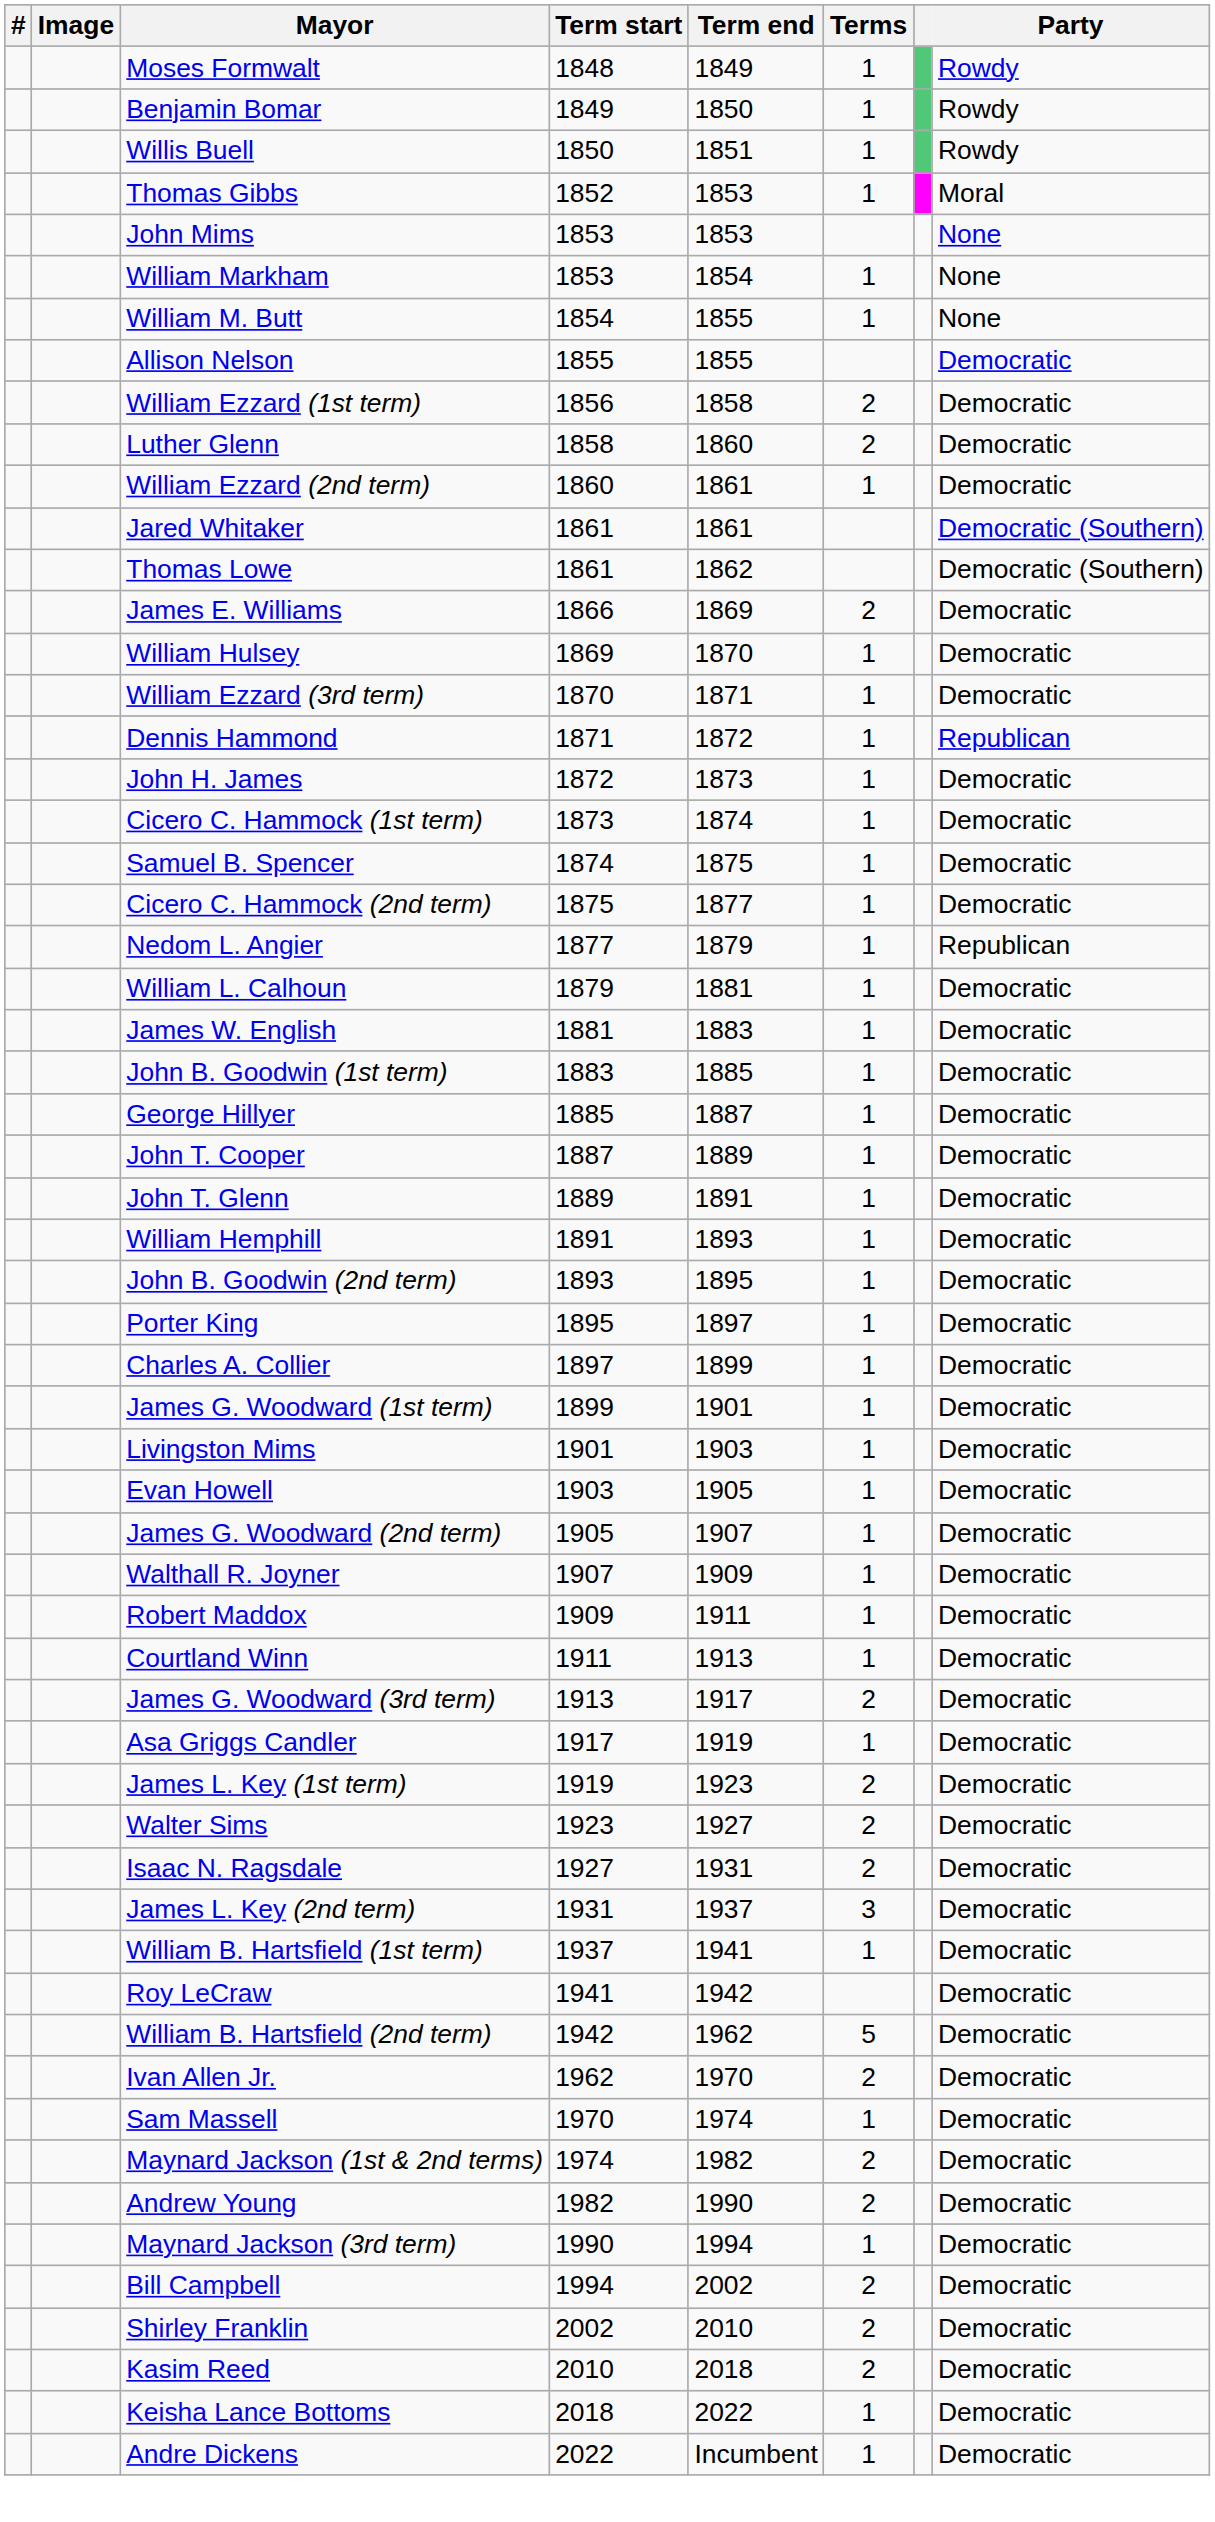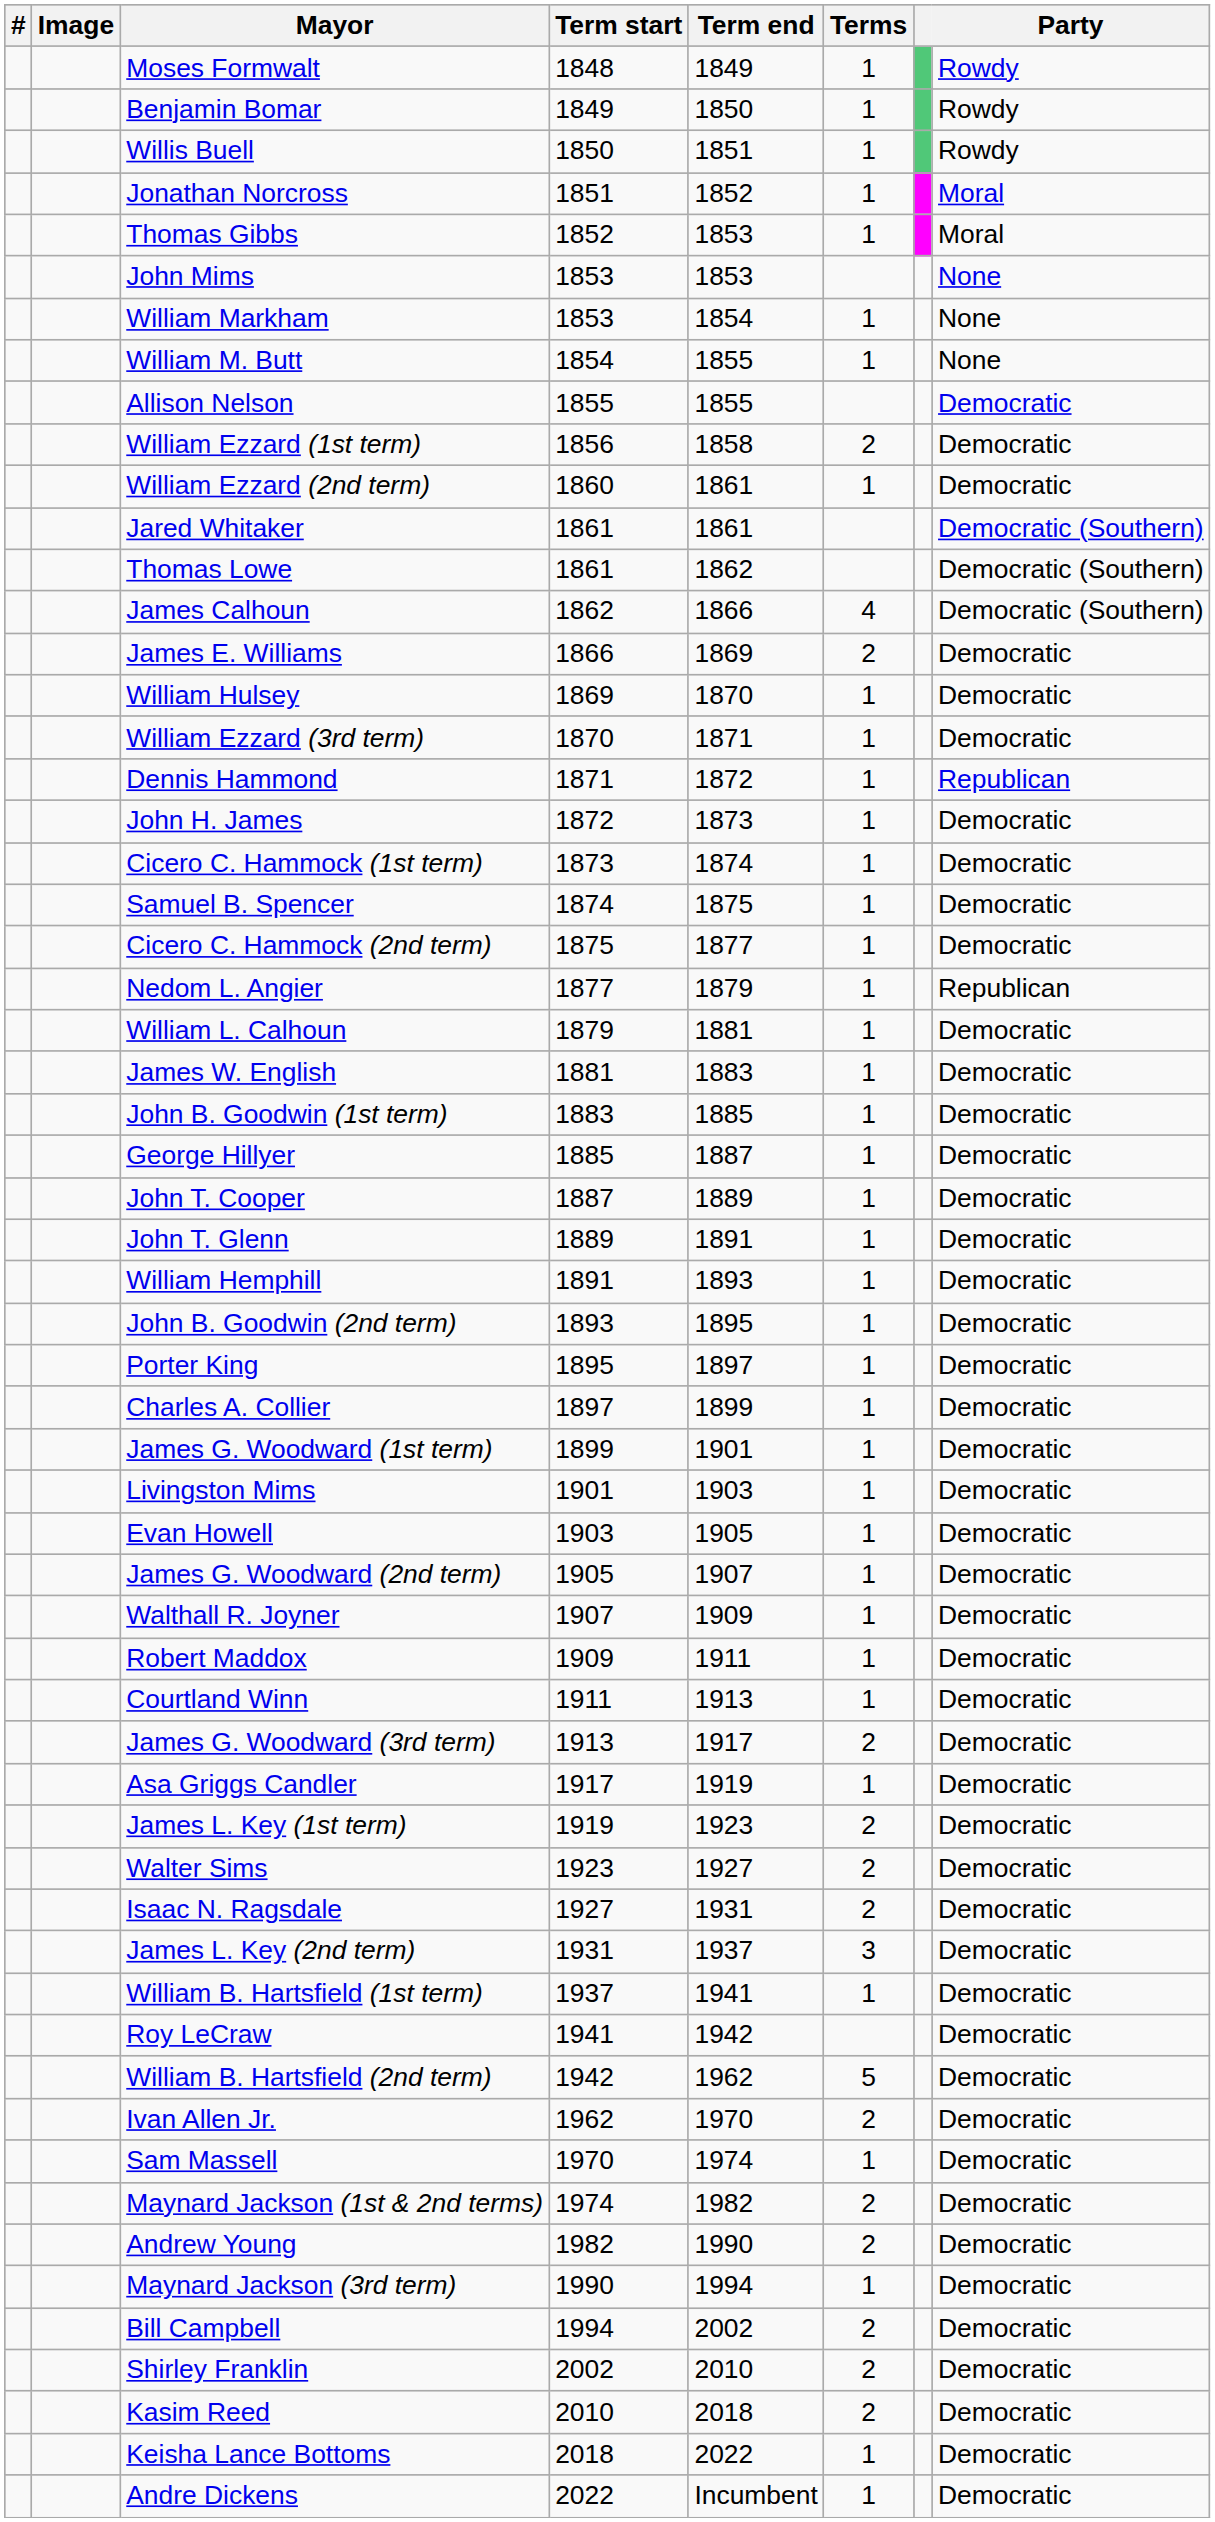+ row: (237, 192)
- row: (203, 444)
+ row: (218, 611)
